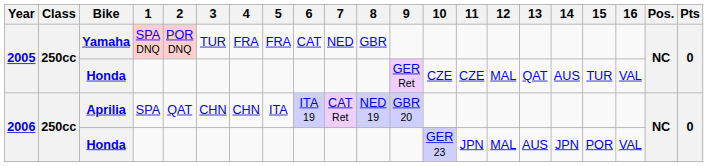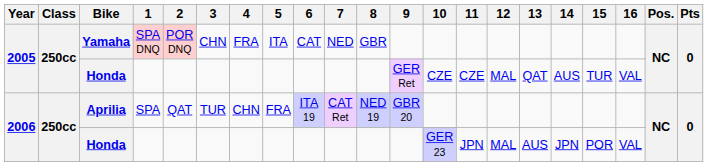(213, 41) TUR -> (213, 41) CHN
(278, 41) FRA -> (278, 41) ITA
(213, 110) CHN -> (213, 110) TUR
(278, 110) ITA -> (278, 110) FRA
